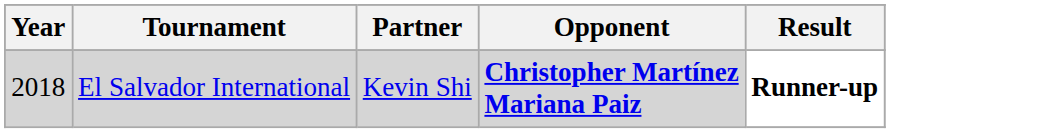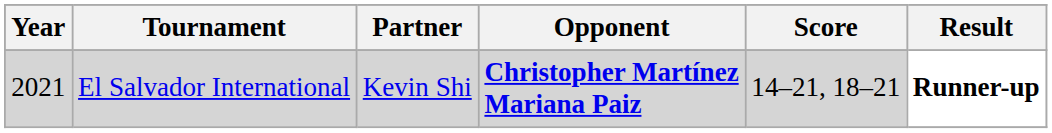+ column: (826, 27)
(38, 87) 2018 -> (38, 87) 2021
